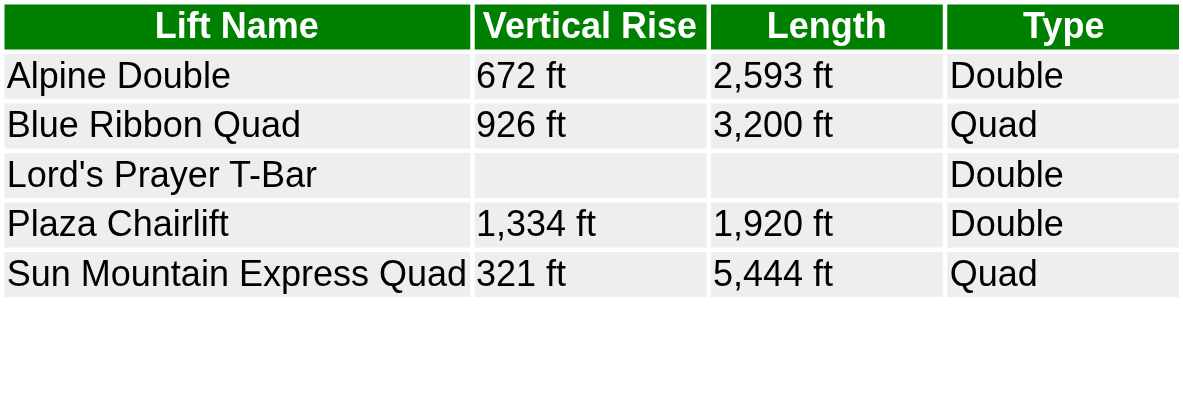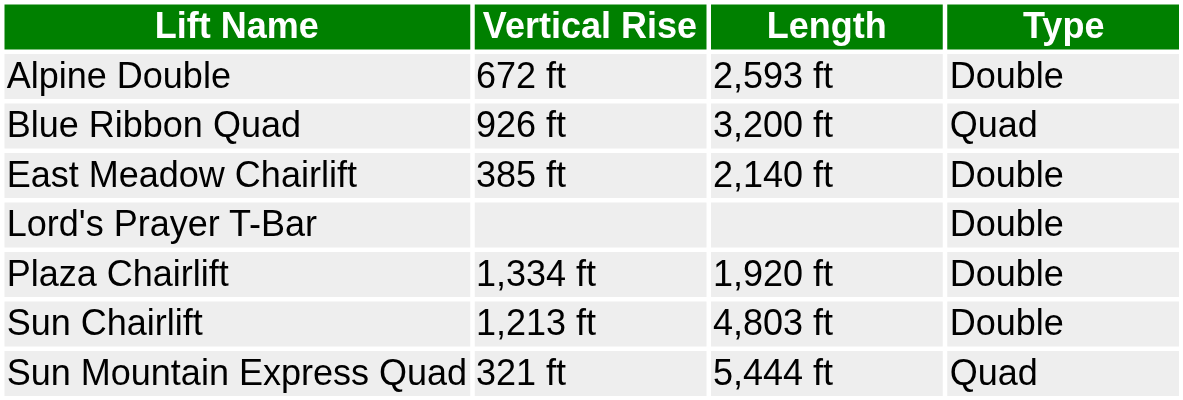+ row: (182, 174)
+ row: (105, 323)
